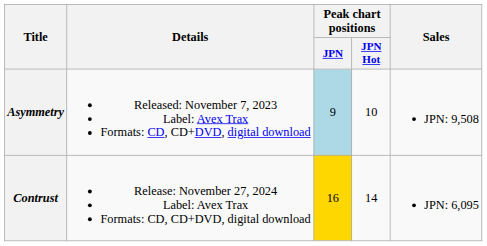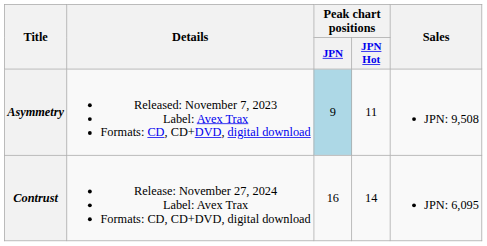(371, 112) 10 -> (371, 112) 11
(333, 197) gold background -> (333, 197) no background
